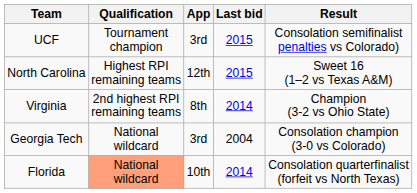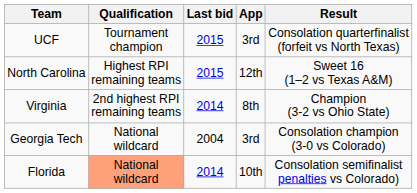columns swapped: (199, 14) <-> (239, 14)
(338, 40) Consolation semifinalist penalties vs Colorado) -> (338, 40) Consolation quarterfinalist (forfeit vs North Texas)
(338, 172) Consolation quarterfinalist (forfeit vs North Texas) -> (338, 172) Consolation semifinalist penalties vs Colorado)
